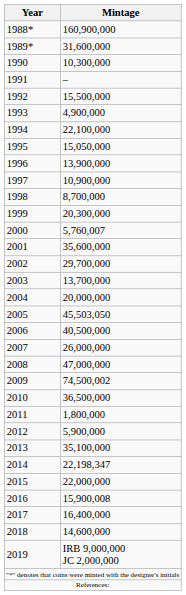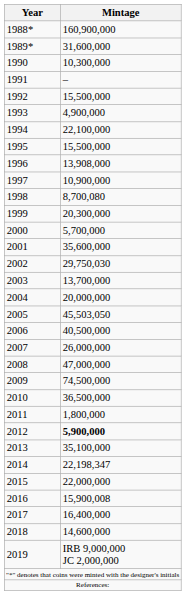(87, 146) 15,050,000 -> (87, 146) 15,500,000
(87, 163) 13,900,000 -> (87, 163) 13,908,000
(84, 197) 8,700,000 -> (84, 197) 8,700,080
(84, 230) 5,760,007 -> (84, 230) 5,700,000
(87, 264) 29,700,000 -> (87, 264) 29,750,030
(87, 381) 74,500,002 -> (87, 381) 74,500,000
(84, 431) normal -> (84, 431) bold
